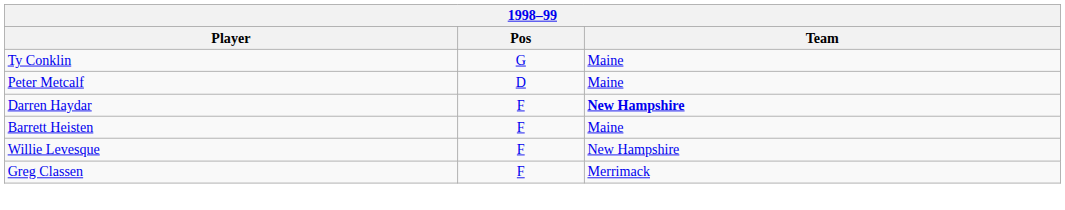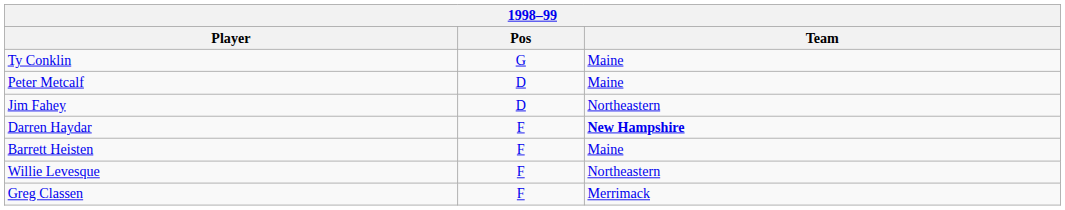+ row: (37, 104)
(633, 149) New Hampshire -> (624, 171) Northeastern
